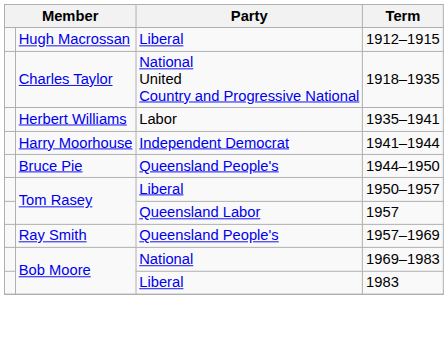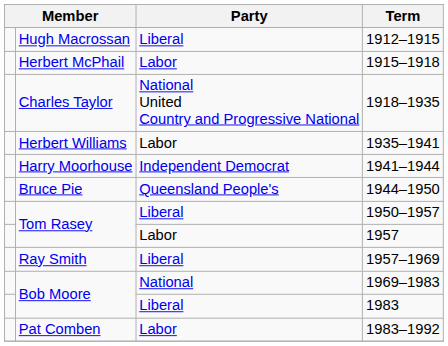+ row: (403, 62)
(200, 212) Queensland Labor -> (158, 236) Labor
(209, 236) Queensland People's -> (161, 259) Liberal
+ row: (403, 329)
